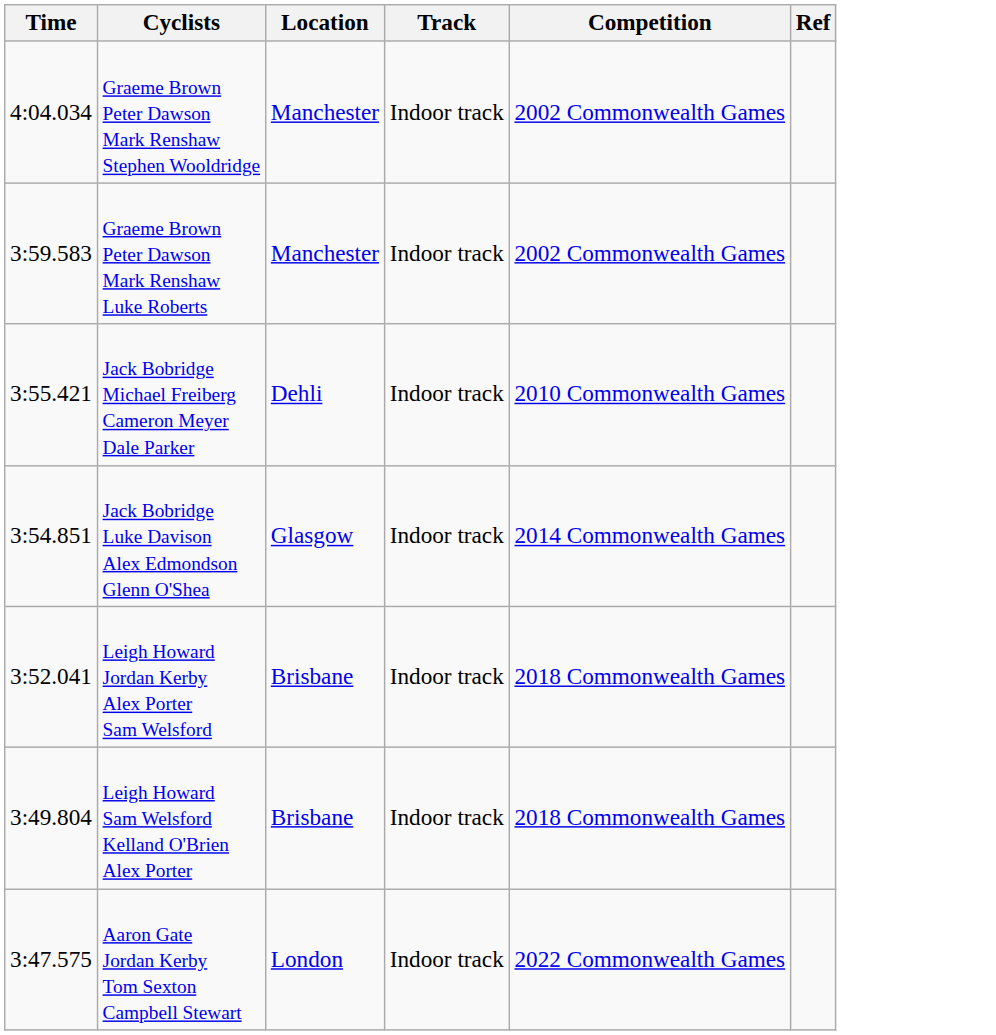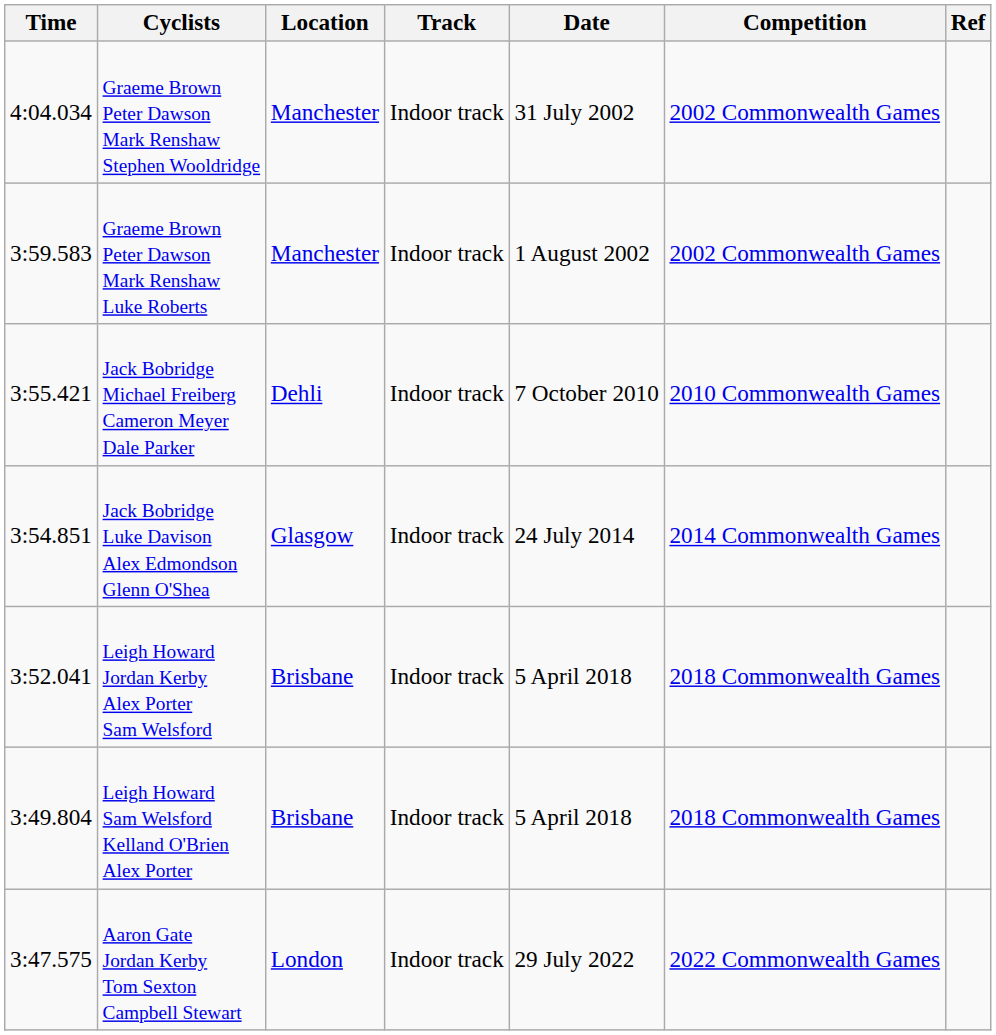+ column: (587, 22)
